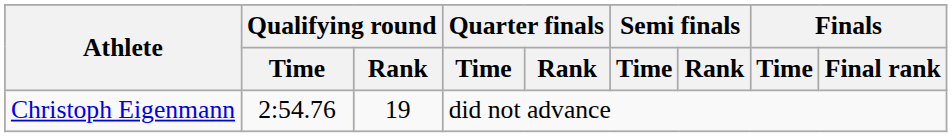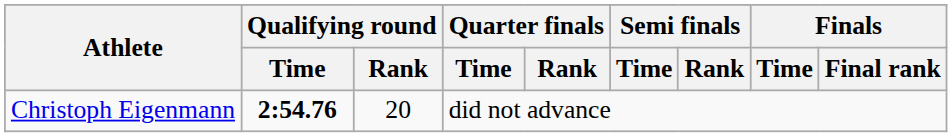(297, 110) normal -> (297, 110) bold
(398, 110) 19 -> (398, 110) 20
